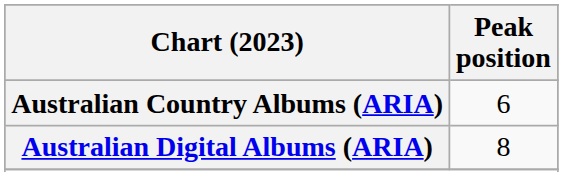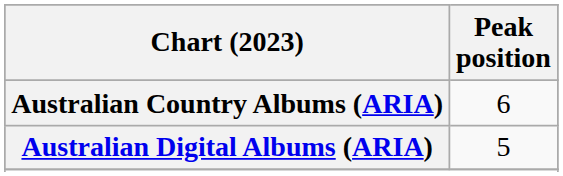(503, 147) 8 -> (503, 147) 5
